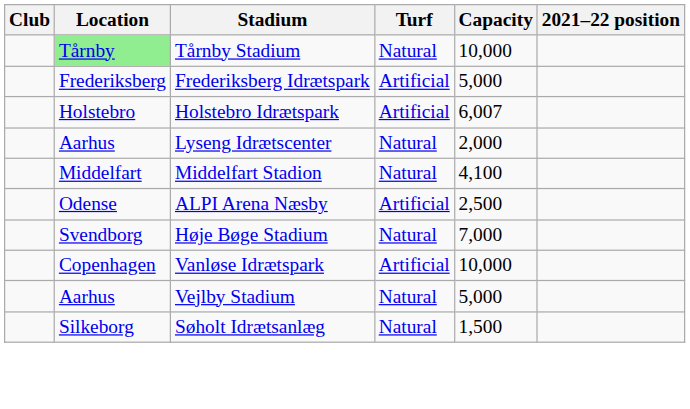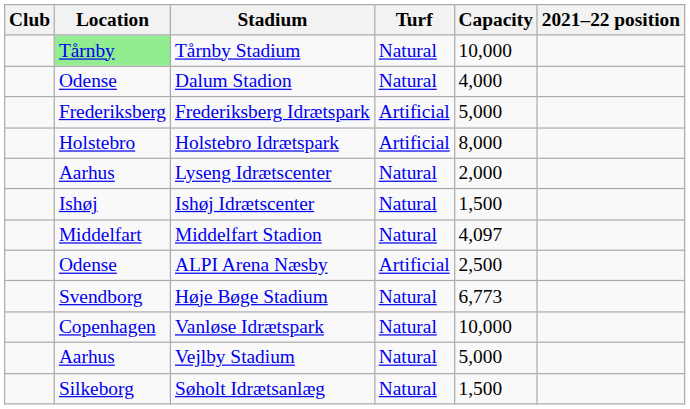+ row: (233, 81)
(480, 111) 6,007 -> (480, 142) 8,000
+ row: (245, 204)
(480, 173) 4,100 -> (480, 234) 4,097
(480, 234) 7,000 -> (480, 296) 6,773
(414, 265) Artificial -> (408, 326) Natural
